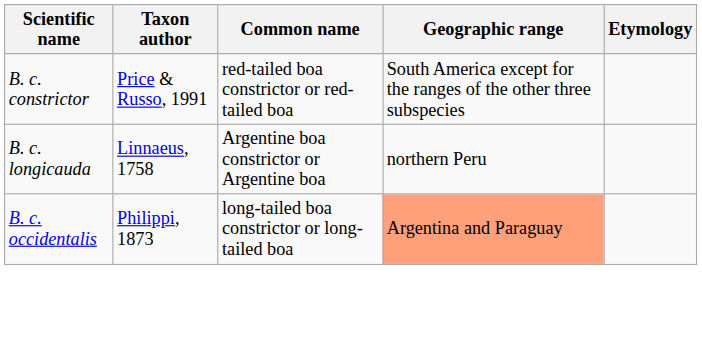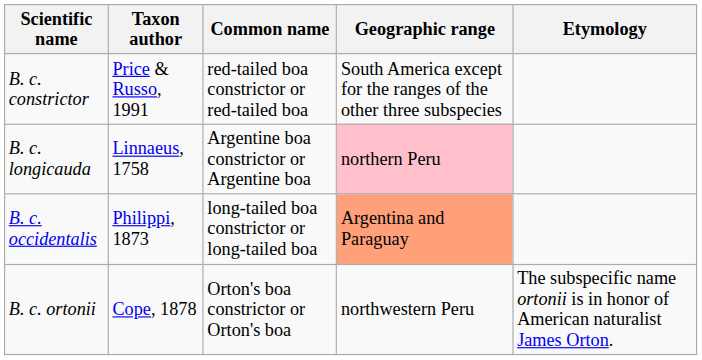(437, 158) no background -> (391, 158) pink background
+ row: (52, 309)
